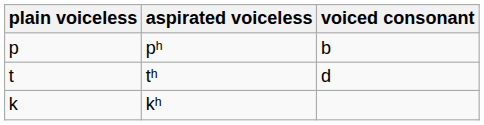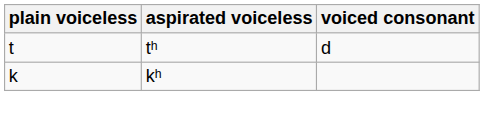- row: (154, 47)
